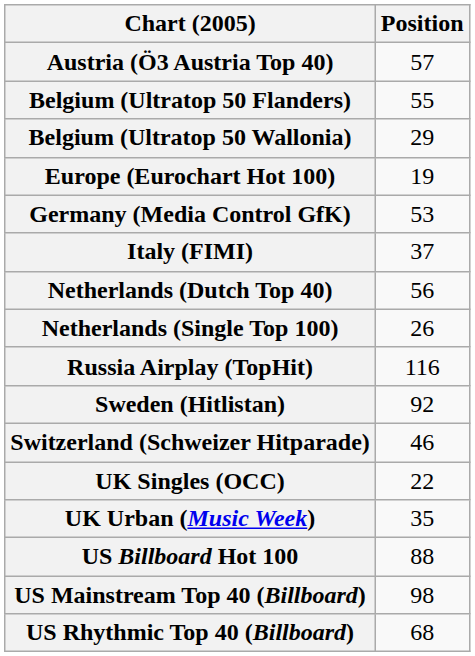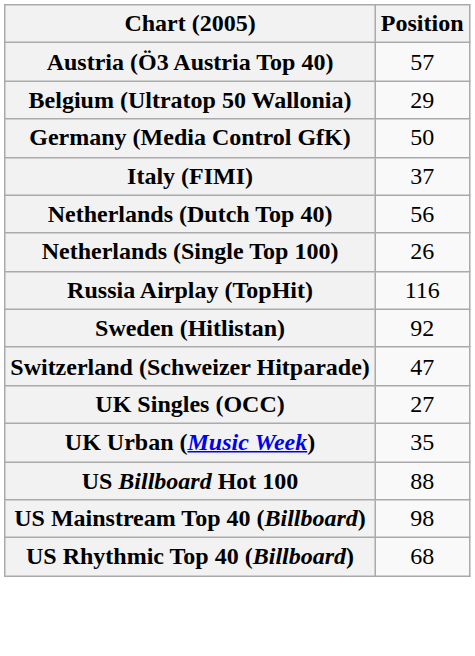- row: (190, 99)
- row: (190, 175)
(422, 213) 53 -> (422, 137) 50
(422, 442) 46 -> (422, 366) 47
(422, 480) 22 -> (422, 404) 27
